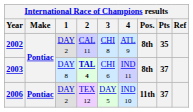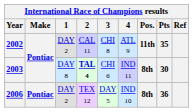(147, 45) 8th -> (147, 45) 11th
(164, 70) 37 -> (164, 70) 30
(147, 94) 11th -> (147, 94) 8th
(164, 94) 37 -> (164, 94) 36
